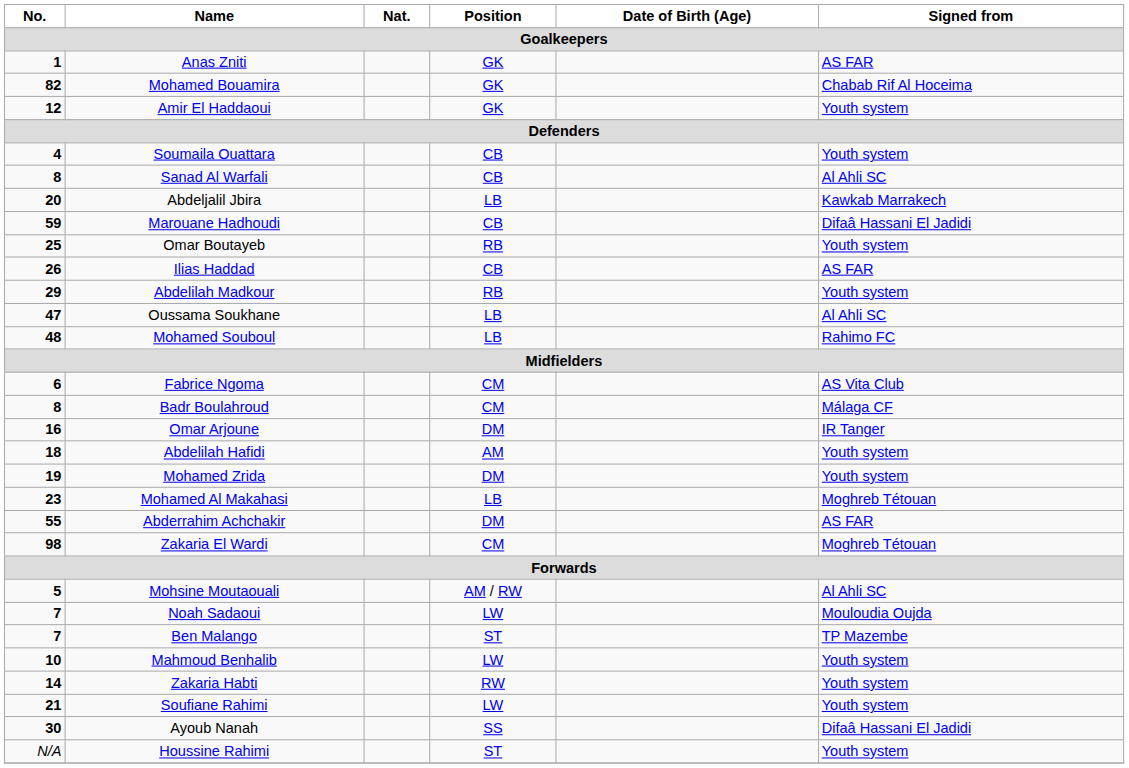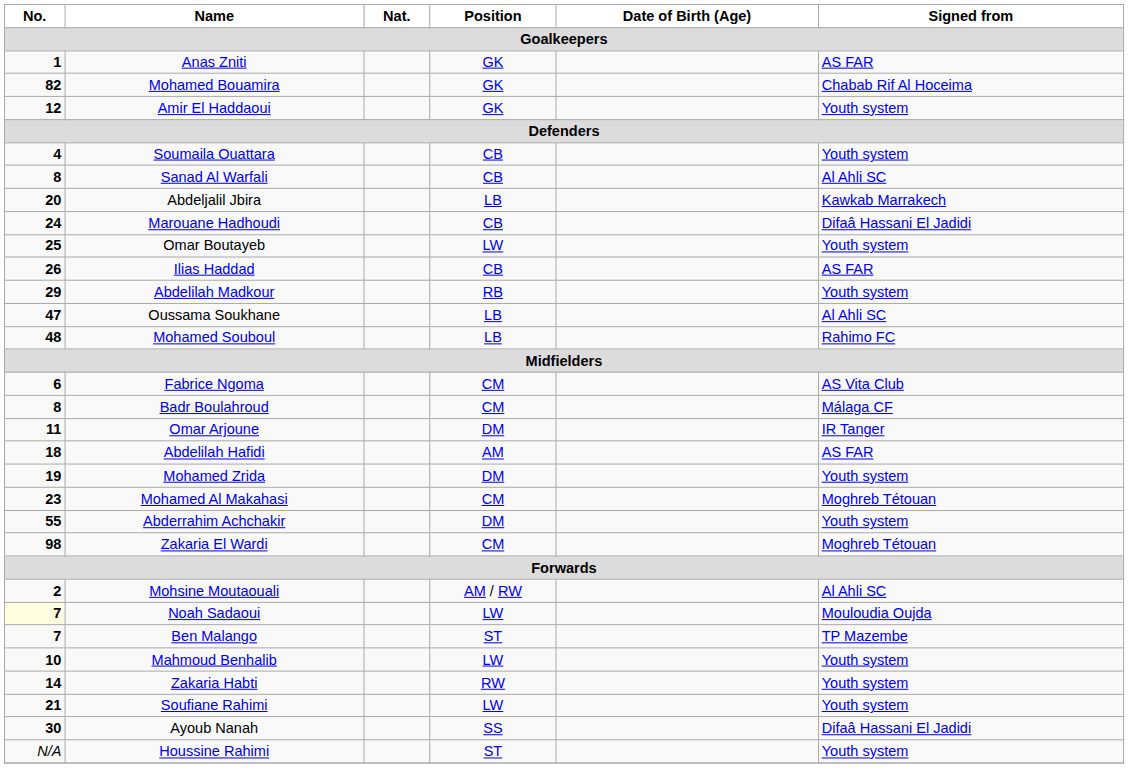(53, 223) 59 -> (53, 223) 24
(493, 246) RB -> (493, 246) LW
(53, 430) 16 -> (54, 430) 11
(865, 453) Youth system -> (848, 453) AS FAR
(493, 499) LB -> (493, 499) CM
(848, 522) AS FAR -> (865, 522) Youth system
(57, 591) 5 -> (57, 591) 2
(57, 614) no background -> (57, 614) lightyellow background
